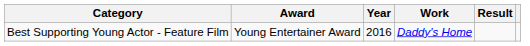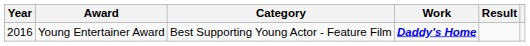columns swapped: (379, 13) <-> (118, 13)
(435, 31) normal -> (437, 31) bold
